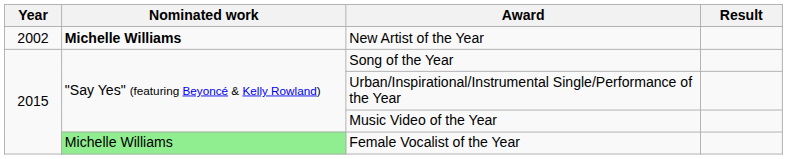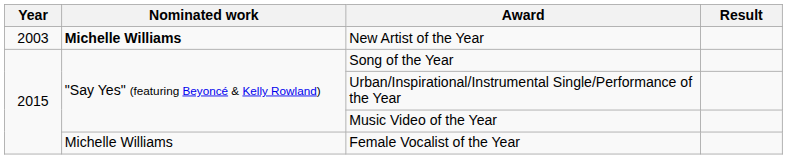(33, 37) 2002 -> (33, 37) 2003
(119, 143) lightgreen background -> (119, 143) no background
